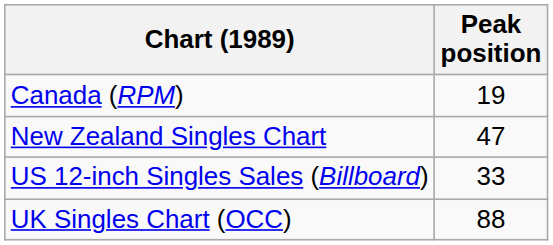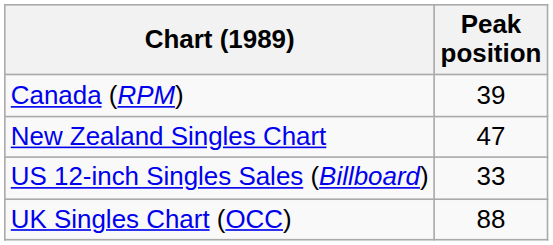(491, 95) 19 -> (491, 95) 39
